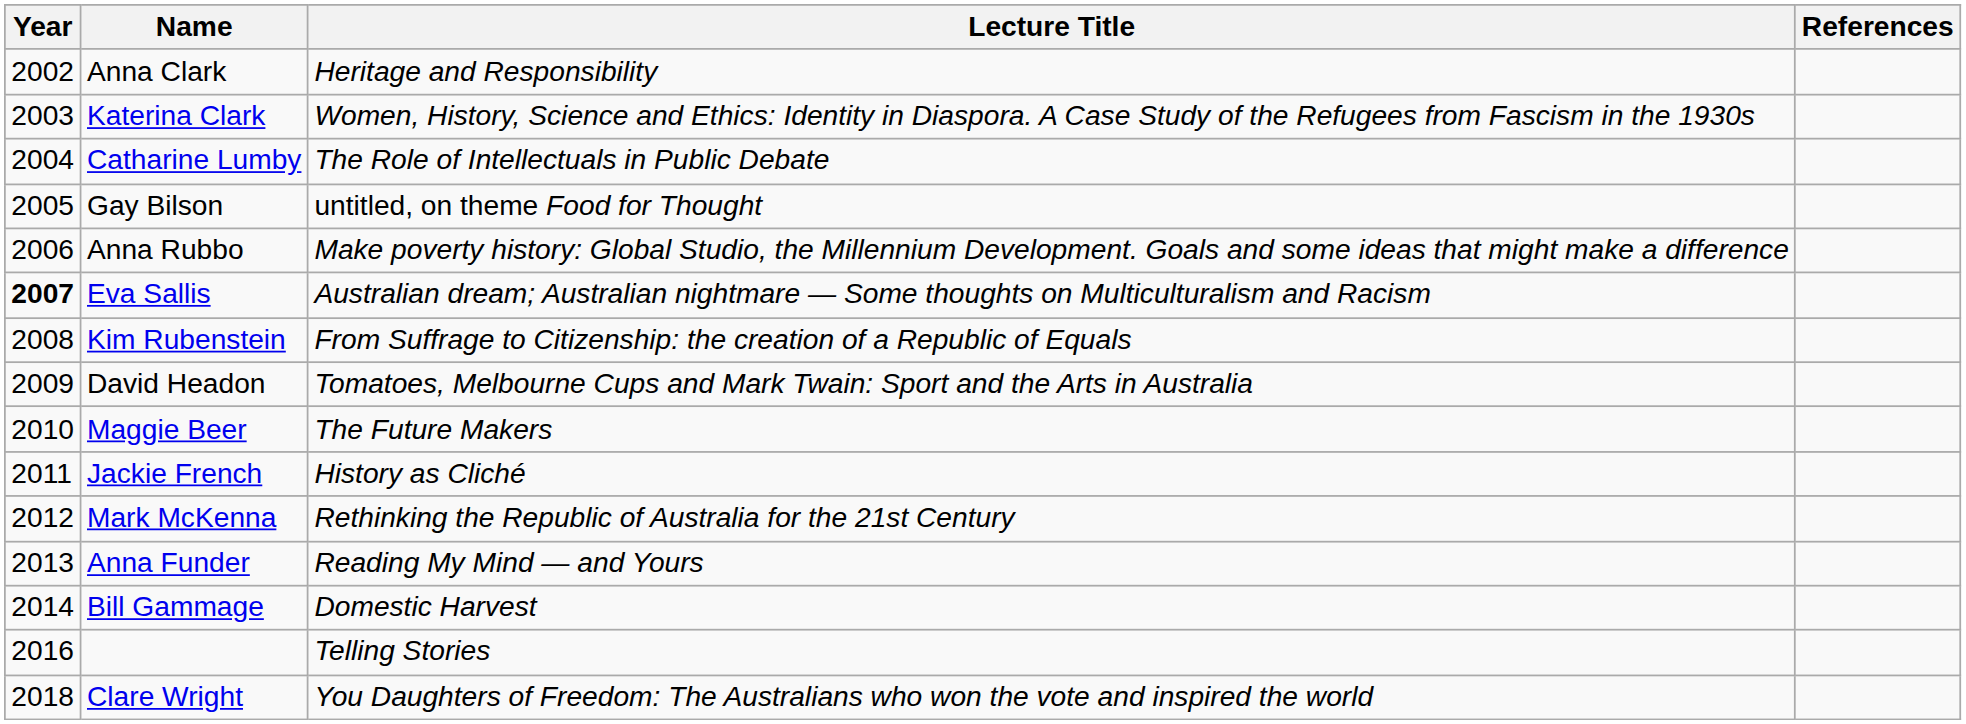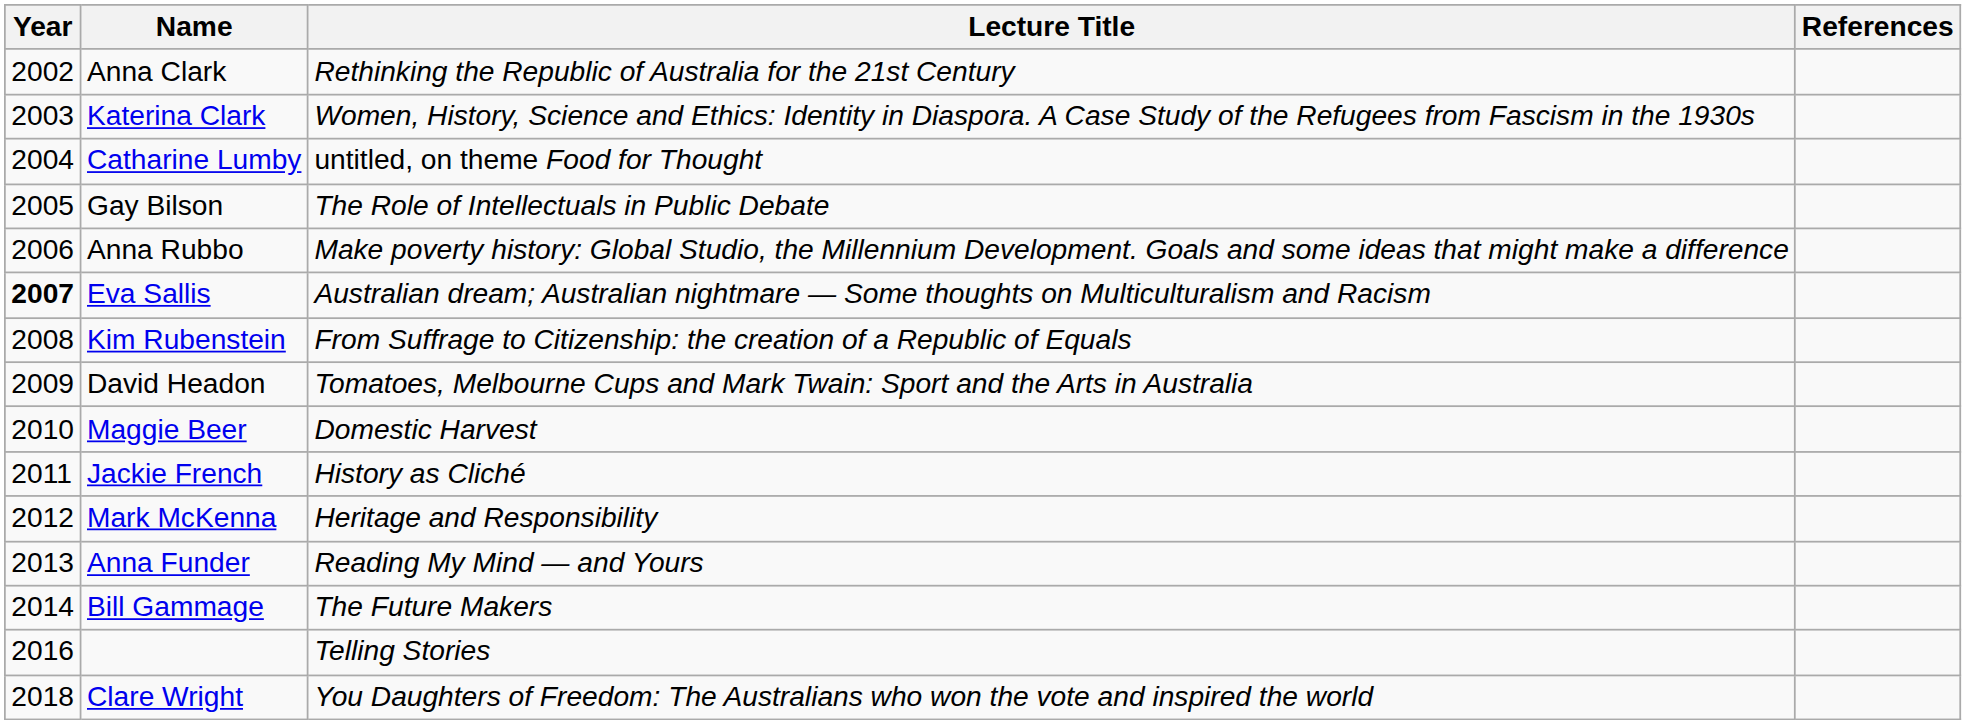(486, 71) Heritage and Responsibility -> (665, 71) Rethinking the Republic of Australia for the 21st Century
(572, 160) The Role of Intellectuals in Public Debate -> (538, 160) untitled, on theme Food for Thought
(538, 205) untitled, on theme Food for Thought -> (572, 205) The Role of Intellectuals in Public Debate
(433, 428) The Future Makers -> (426, 428) Domestic Harvest
(665, 518) Rethinking the Republic of Australia for the 21st Century -> (486, 518) Heritage and Responsibility
(426, 607) Domestic Harvest -> (433, 607) The Future Makers
